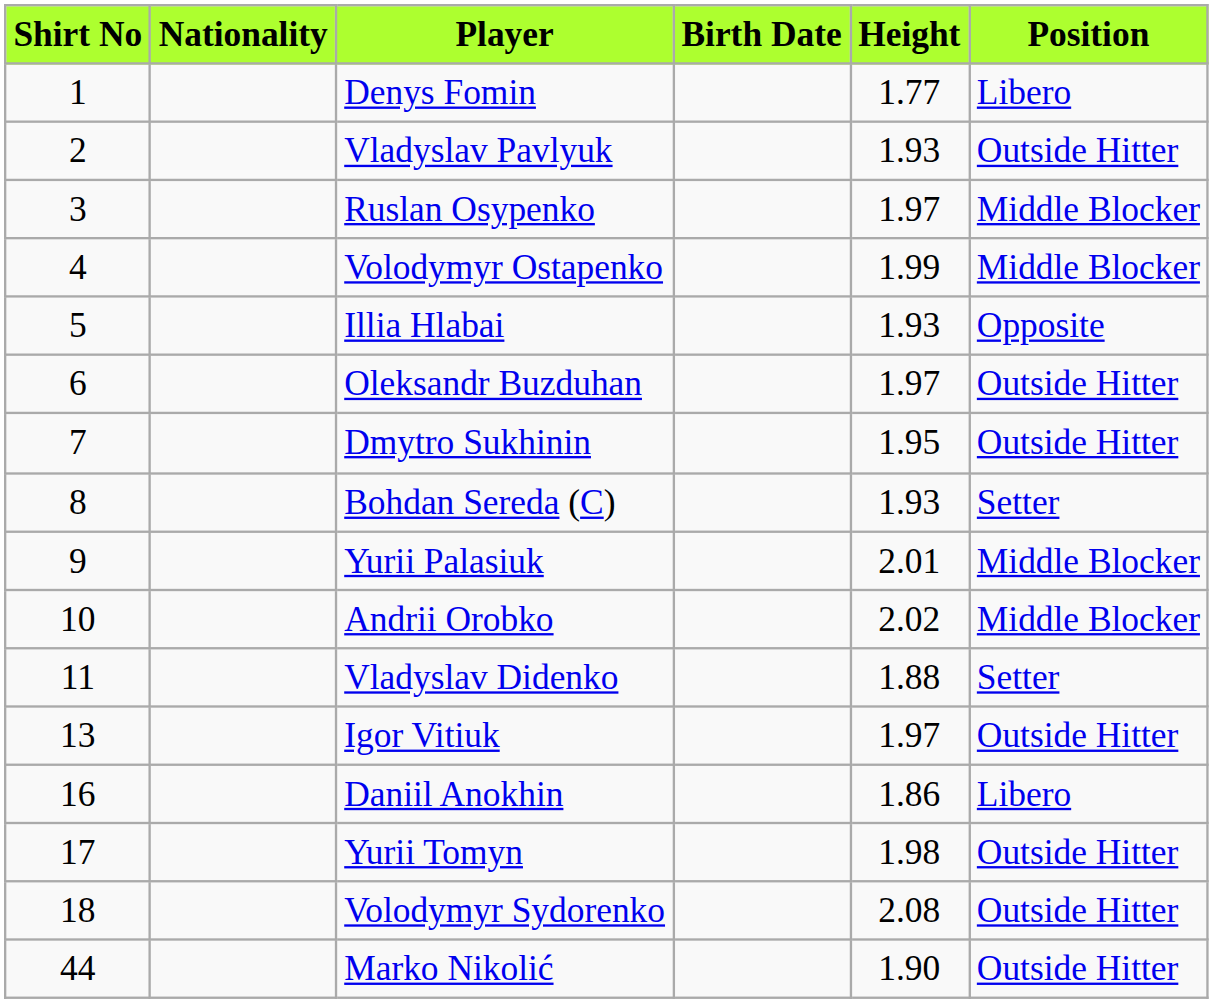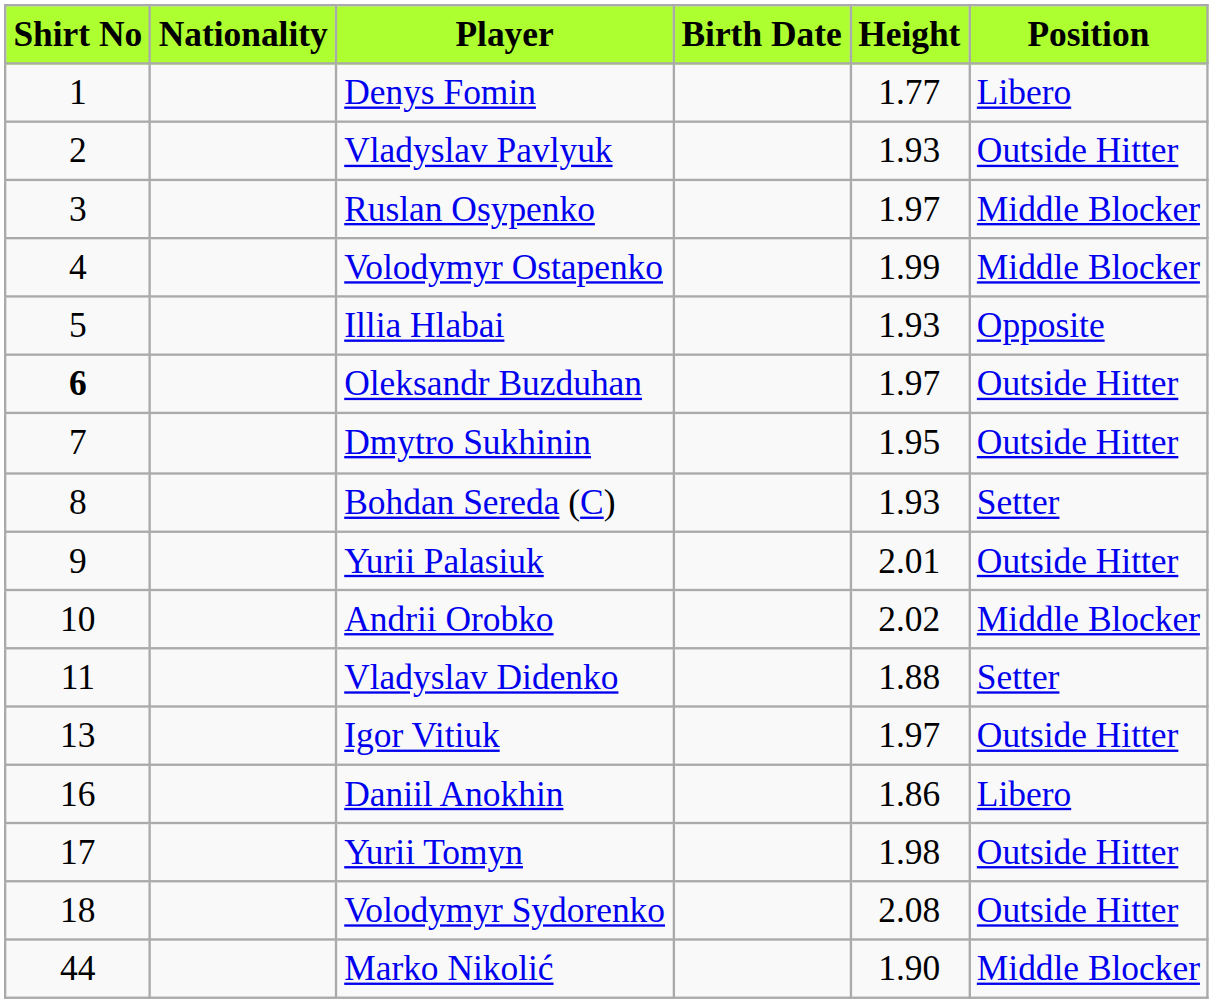(78, 384) normal -> (78, 384) bold
(1088, 559) Middle Blocker -> (1078, 559) Οutside Hitter
(1078, 968) Οutside Hitter -> (1088, 968) Middle Blocker
